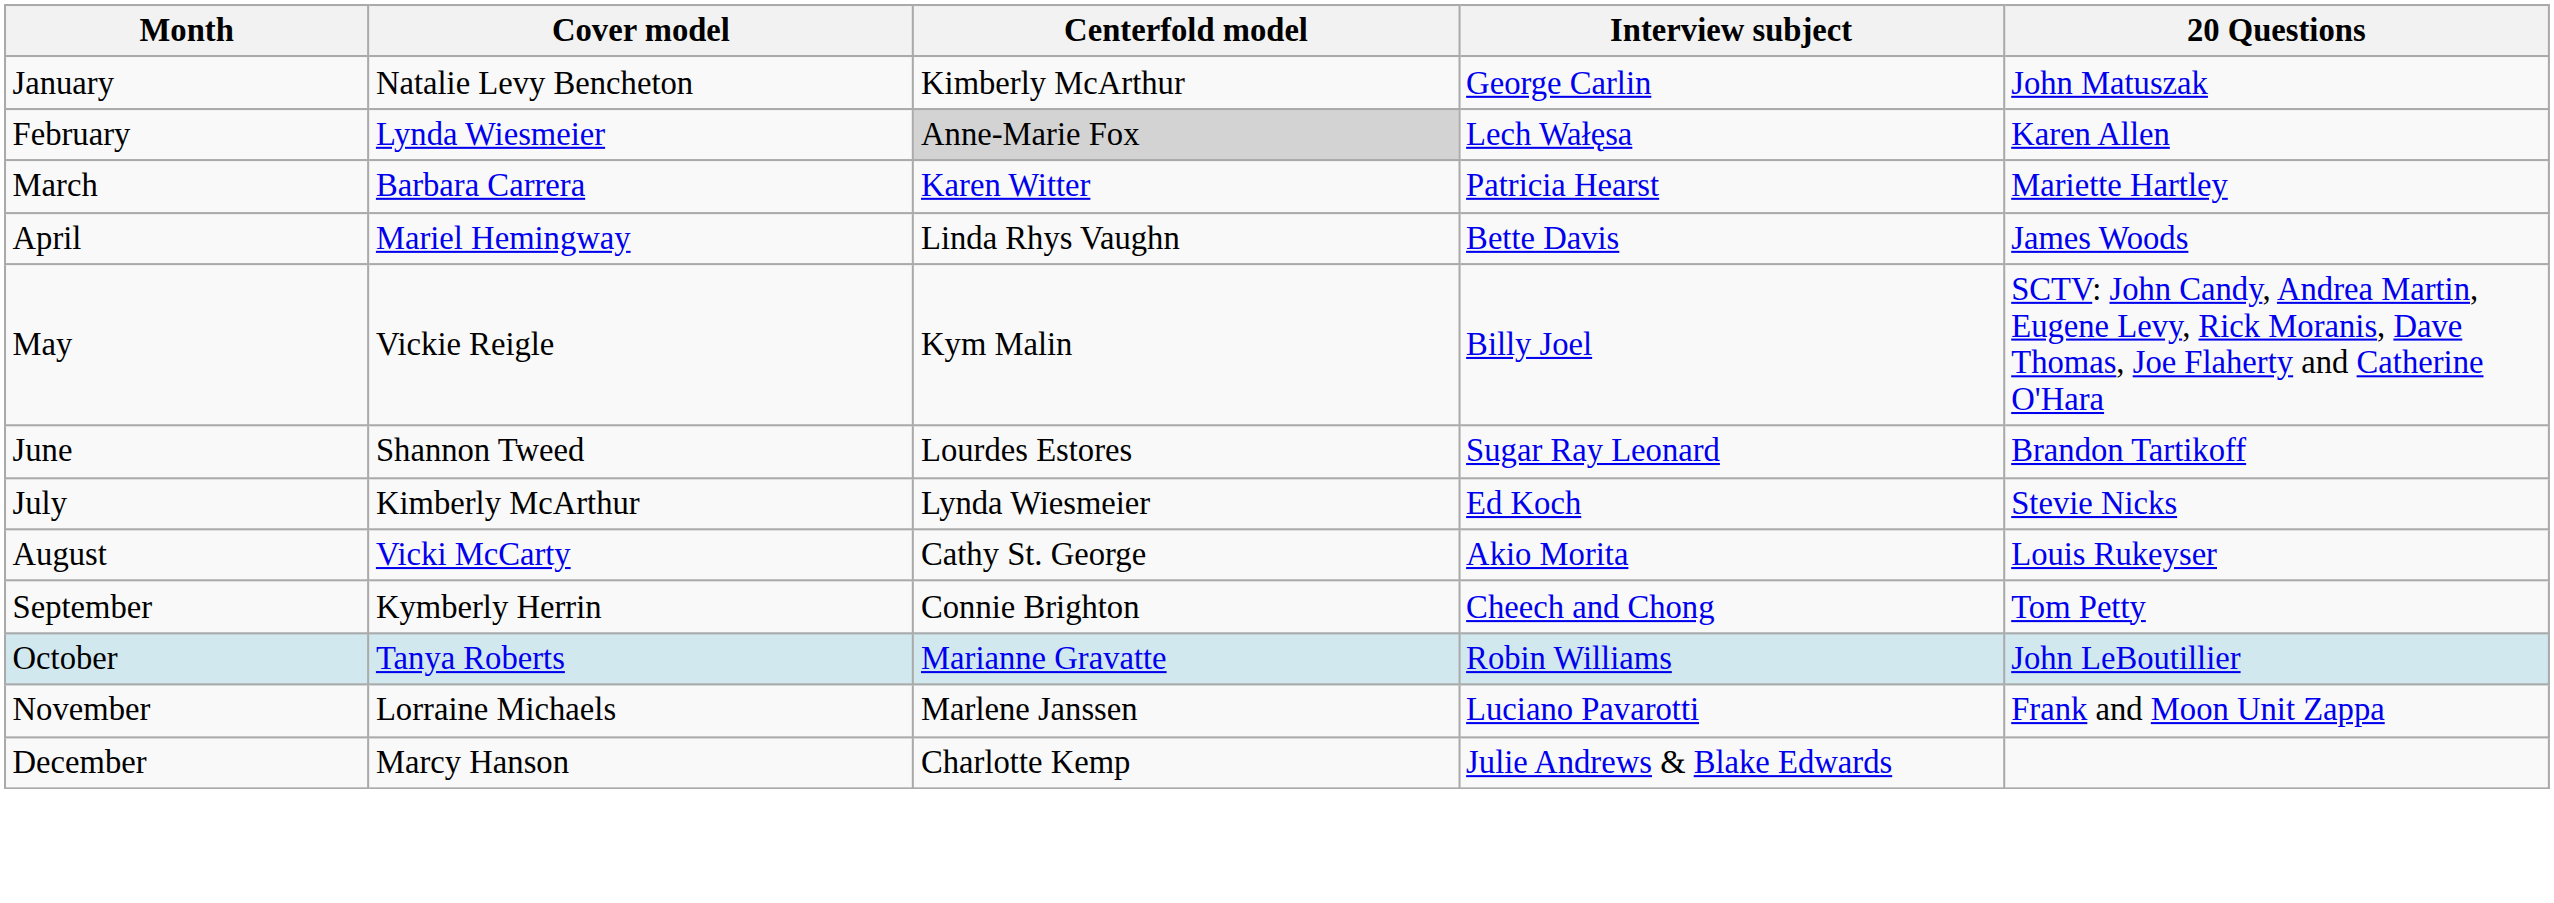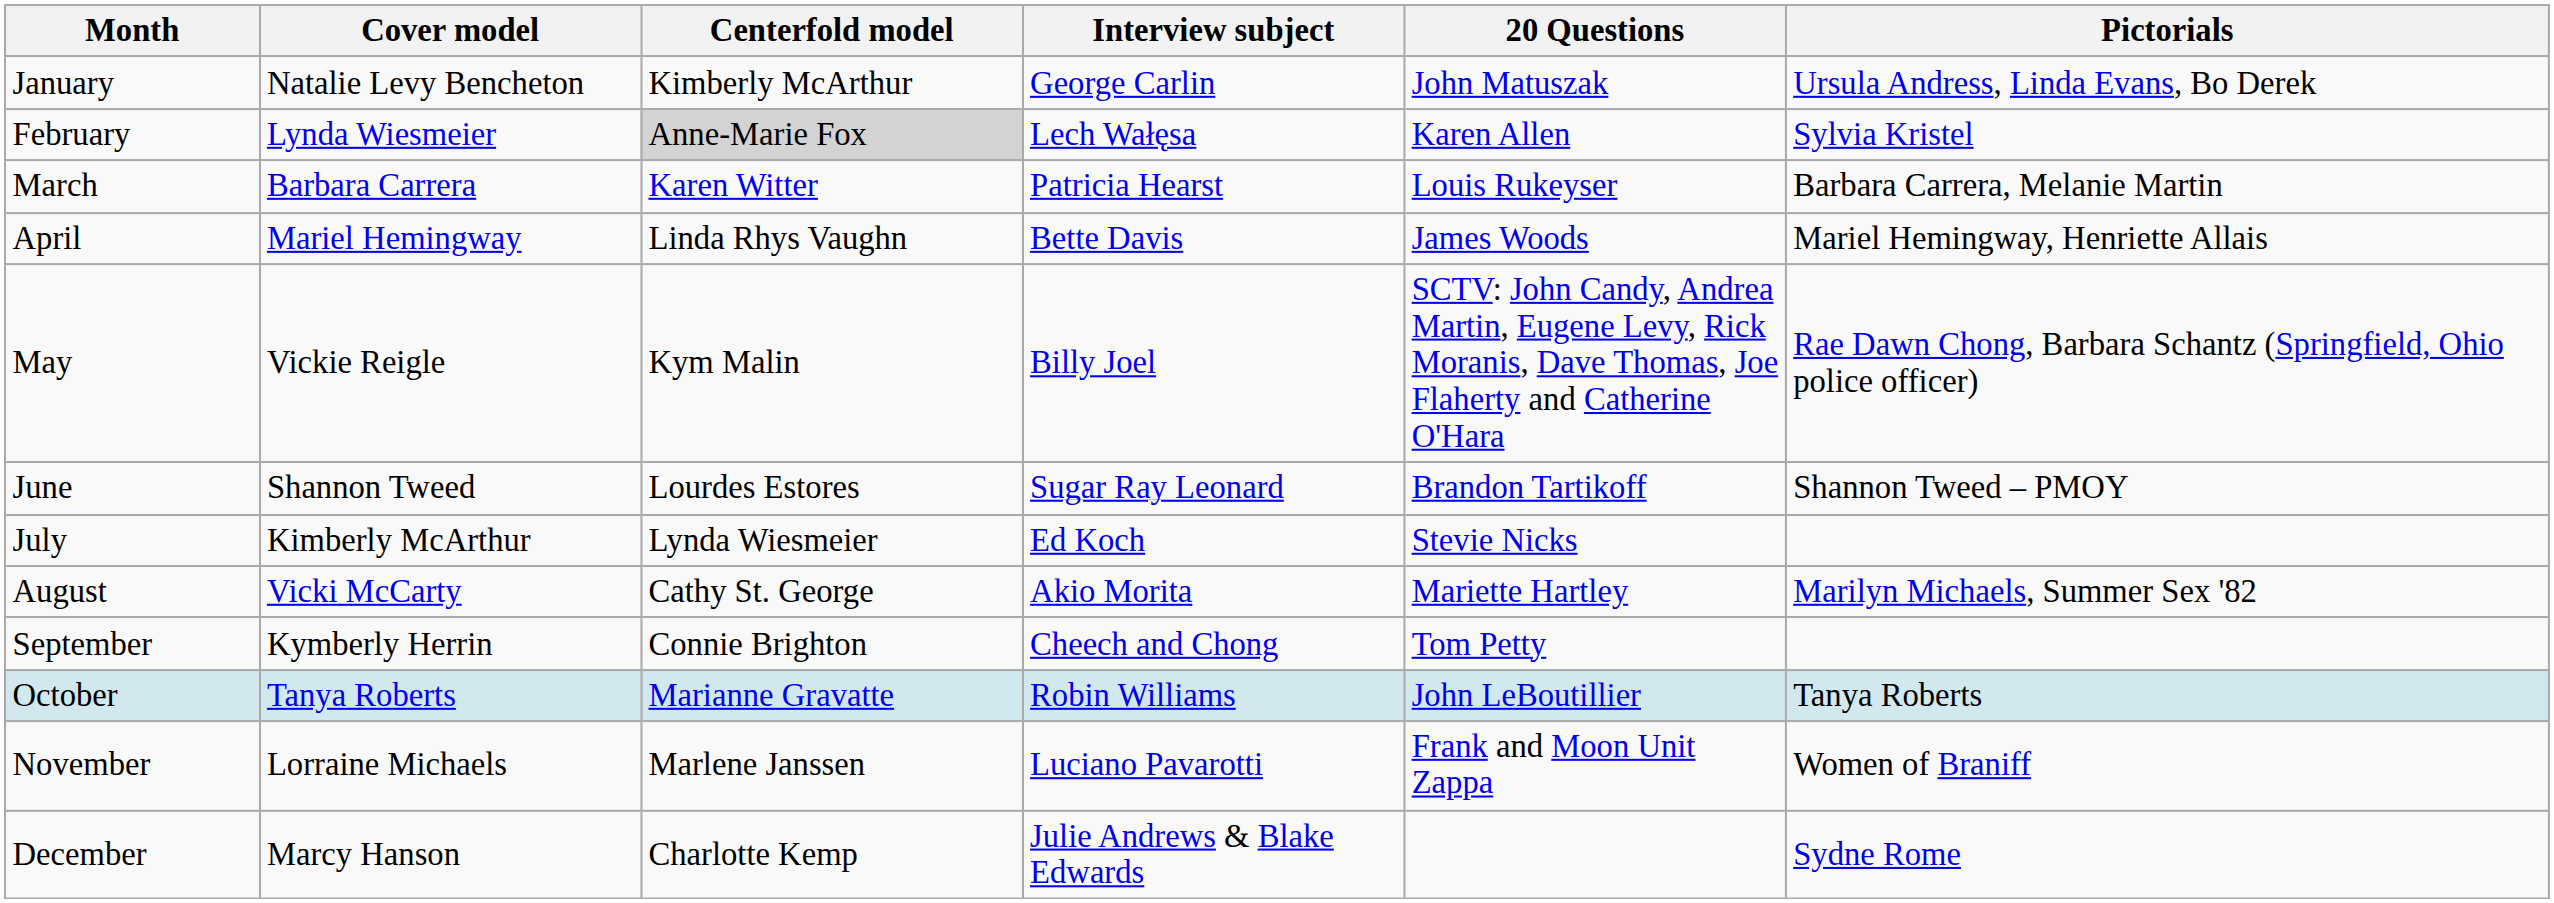+ column: (2167, 30)
(2119, 185) Mariette Hartley -> (1515, 185) Louis Rukeyser
(2114, 554) Louis Rukeyser -> (1520, 591) Mariette Hartley
